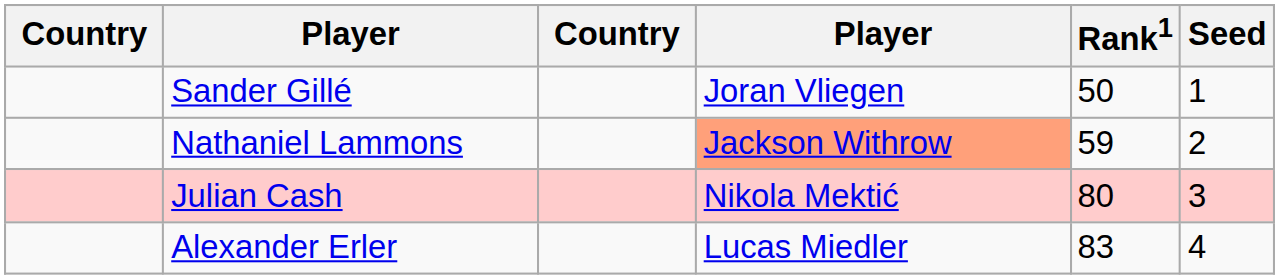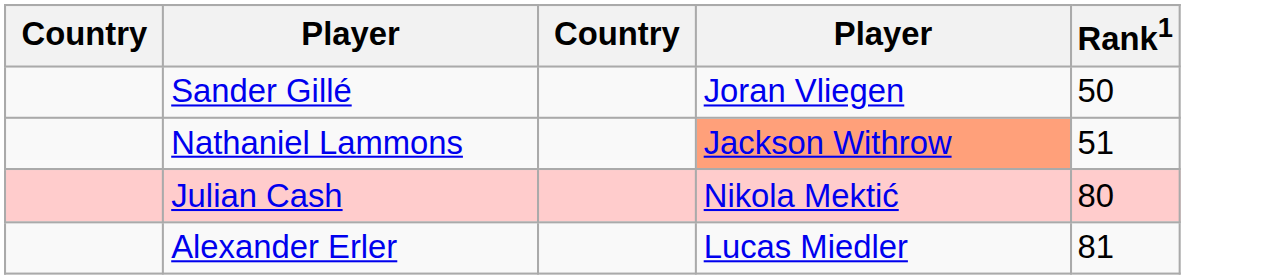- column: (1227, 34)
(1096, 143) 59 -> (1096, 143) 51
(1096, 247) 83 -> (1096, 247) 81
